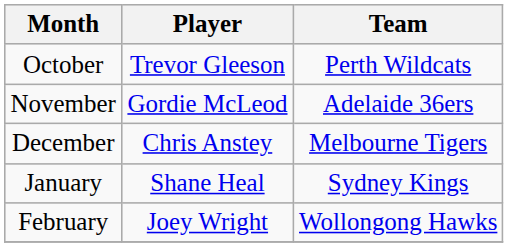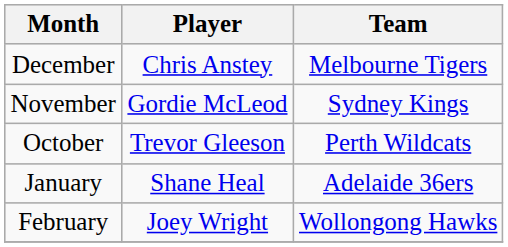rows swapped: (63, 63) <-> (63, 143)
(398, 103) Adelaide 36ers -> (398, 103) Sydney Kings
(398, 182) Sydney Kings -> (398, 182) Adelaide 36ers
